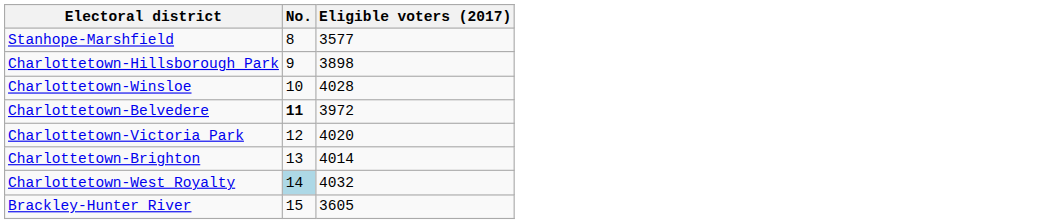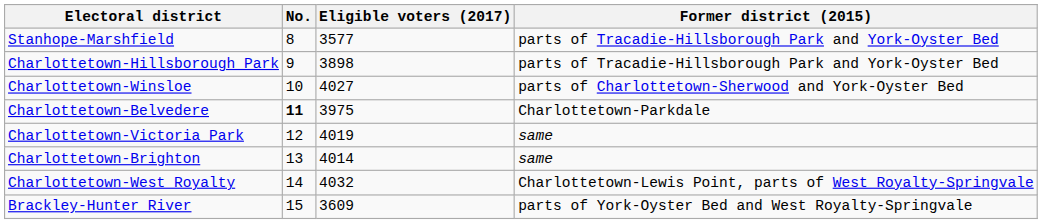+ column: (776, 16)
(336, 88) 4028 -> (336, 88) 4027
(336, 111) 3972 -> (336, 111) 3975
(336, 135) 4020 -> (336, 135) 4019
(295, 183) lightblue background -> (295, 183) no background
(336, 206) 3605 -> (336, 206) 3609
